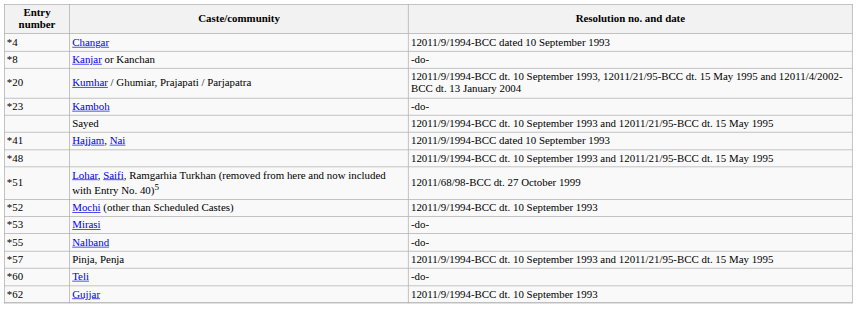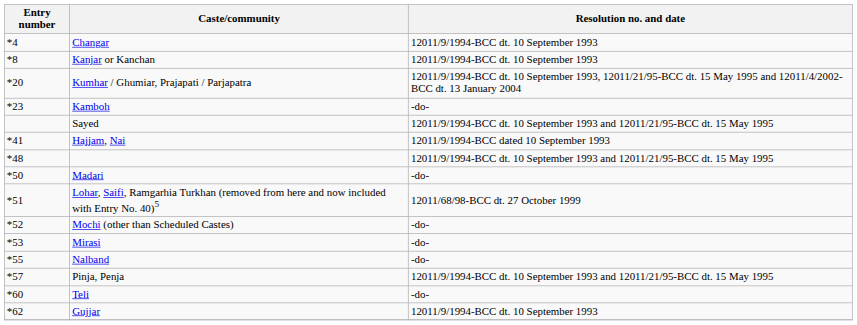(510, 42) 12011/9/1994-BCC dated 10 September 1993 -> (504, 42) 12011/9/1994-BCC dt. 10 September 1993
(420, 59) -do- -> (504, 59) 12011/9/1994-BCC dt. 10 September 1993
+ row: (15, 175)
(504, 208) 12011/9/1994-BCC dt. 10 September 1993 -> (420, 225) -do-
